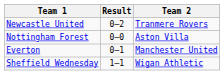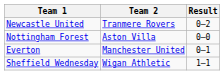columns swapped: (117, 11) <-> (176, 11)
